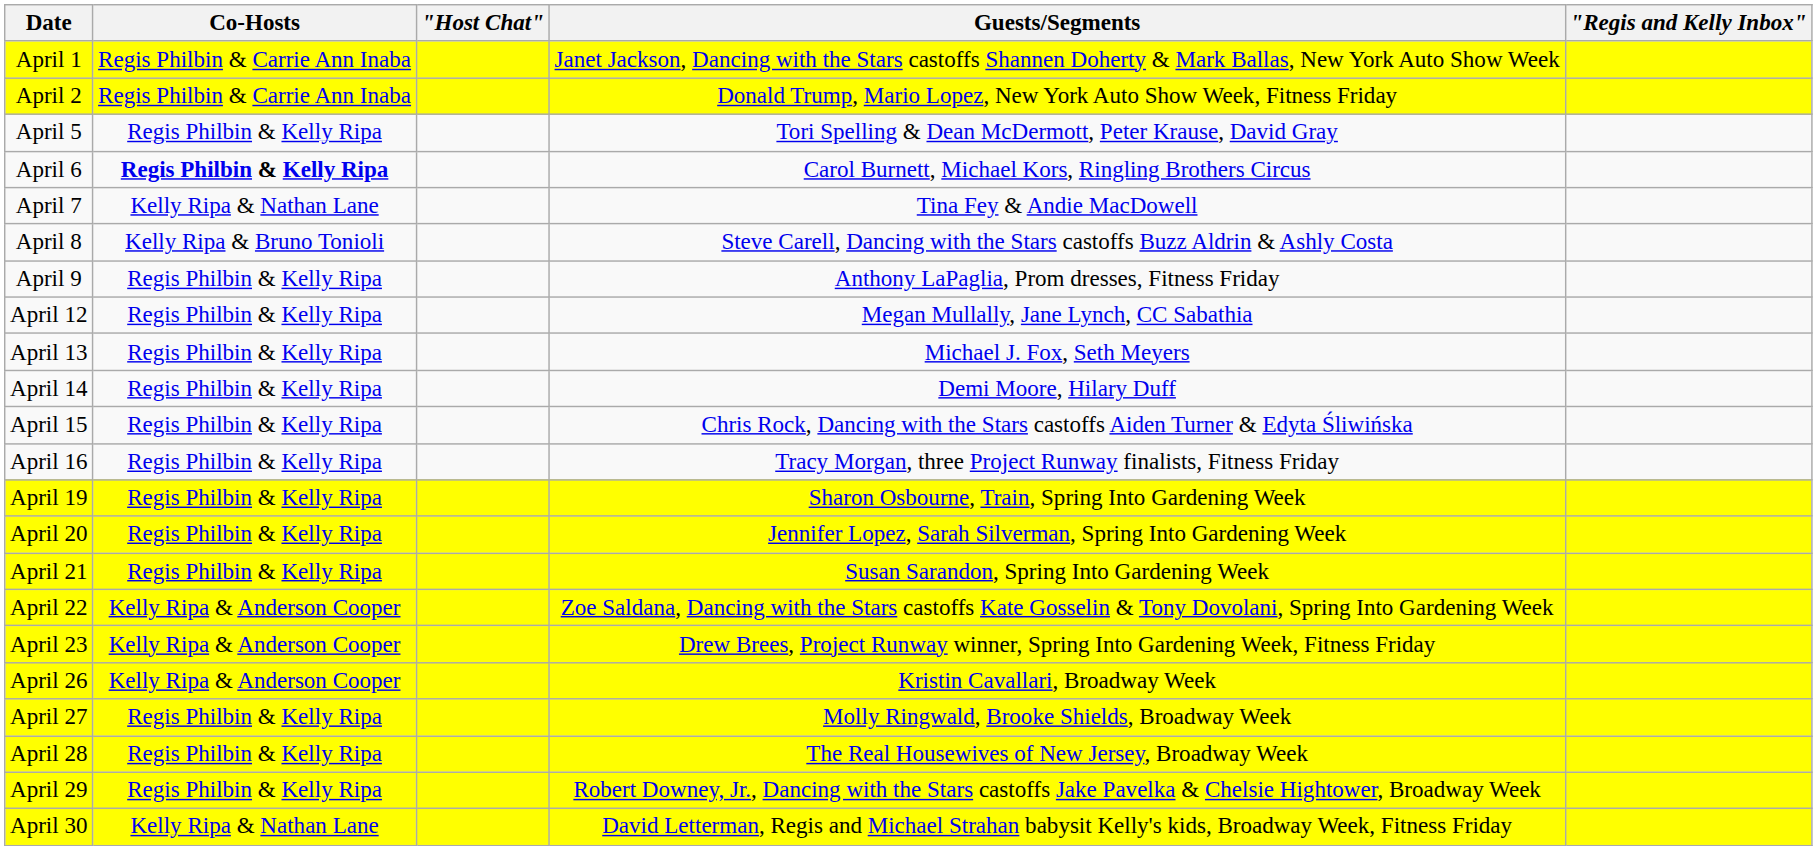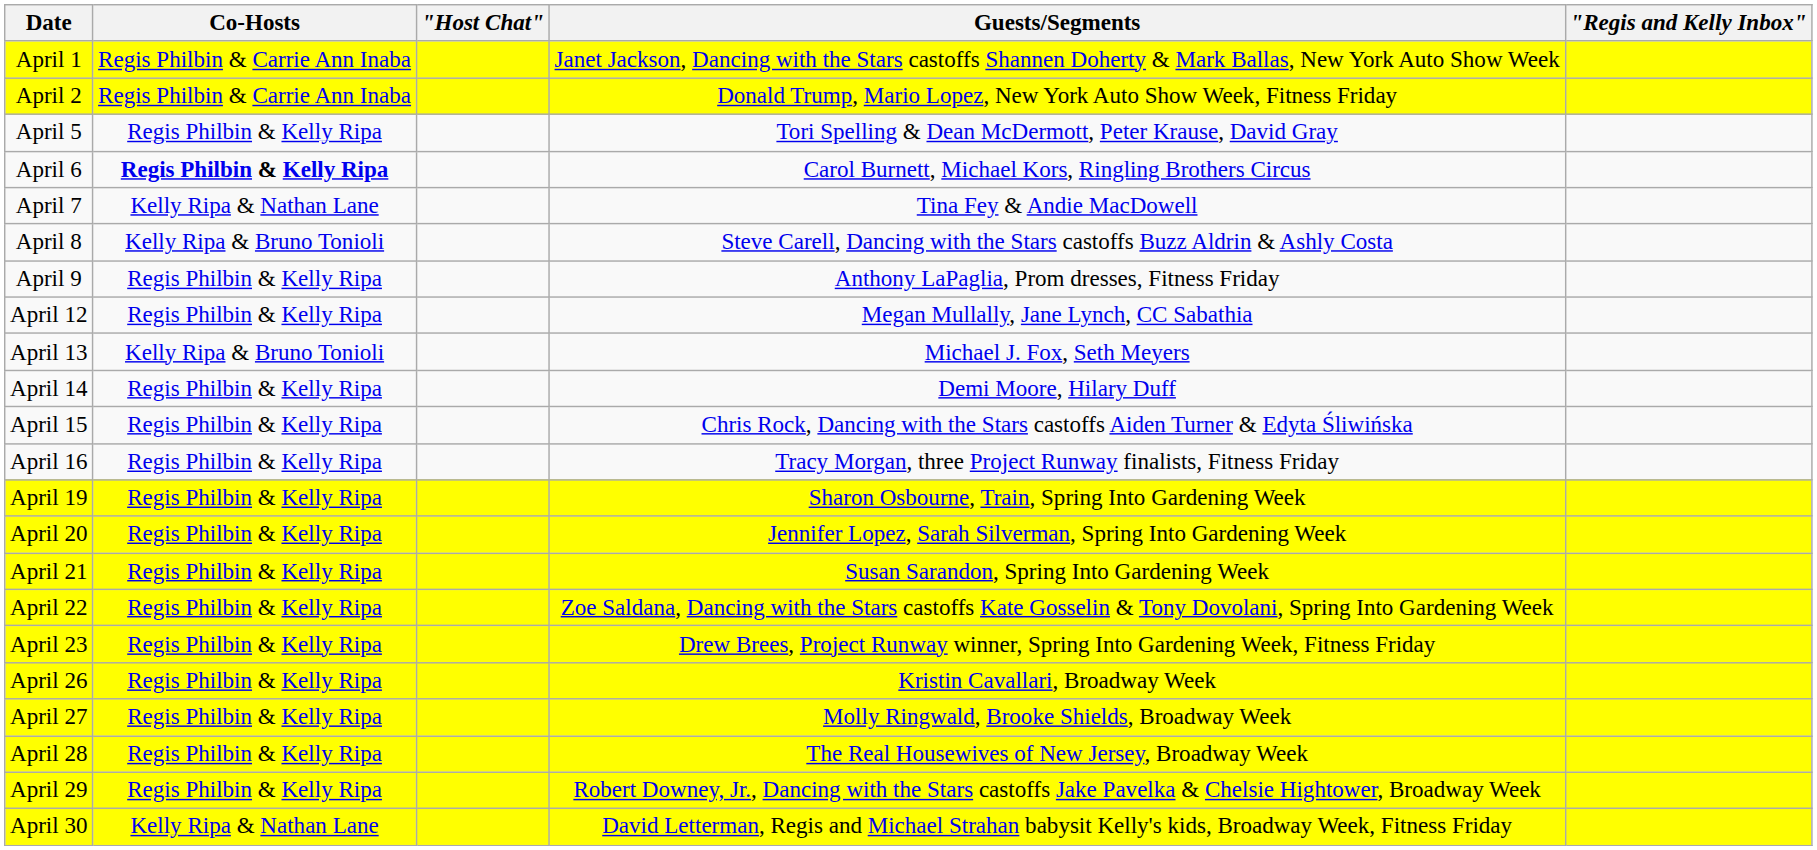(255, 351) Regis Philbin & Kelly Ripa -> (255, 351) Kelly Ripa & Bruno Tonioli
(255, 607) Kelly Ripa & Anderson Cooper -> (255, 607) Regis Philbin & Kelly Ripa
(255, 643) Kelly Ripa & Anderson Cooper -> (255, 643) Regis Philbin & Kelly Ripa
(255, 680) Kelly Ripa & Anderson Cooper -> (255, 680) Regis Philbin & Kelly Ripa
